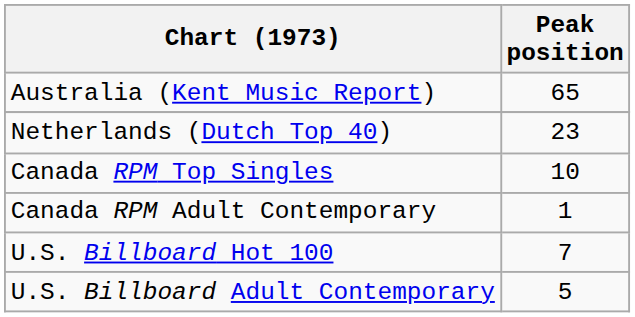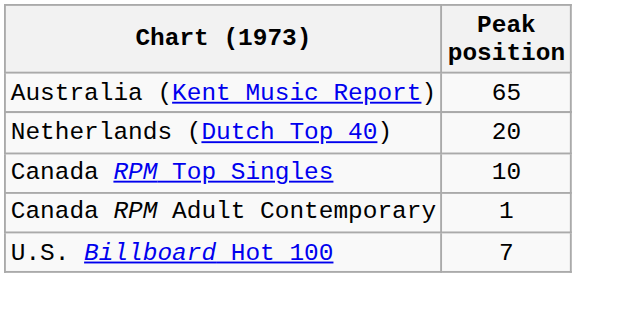(565, 133) 23 -> (506, 133) 20
- row: (253, 292)
